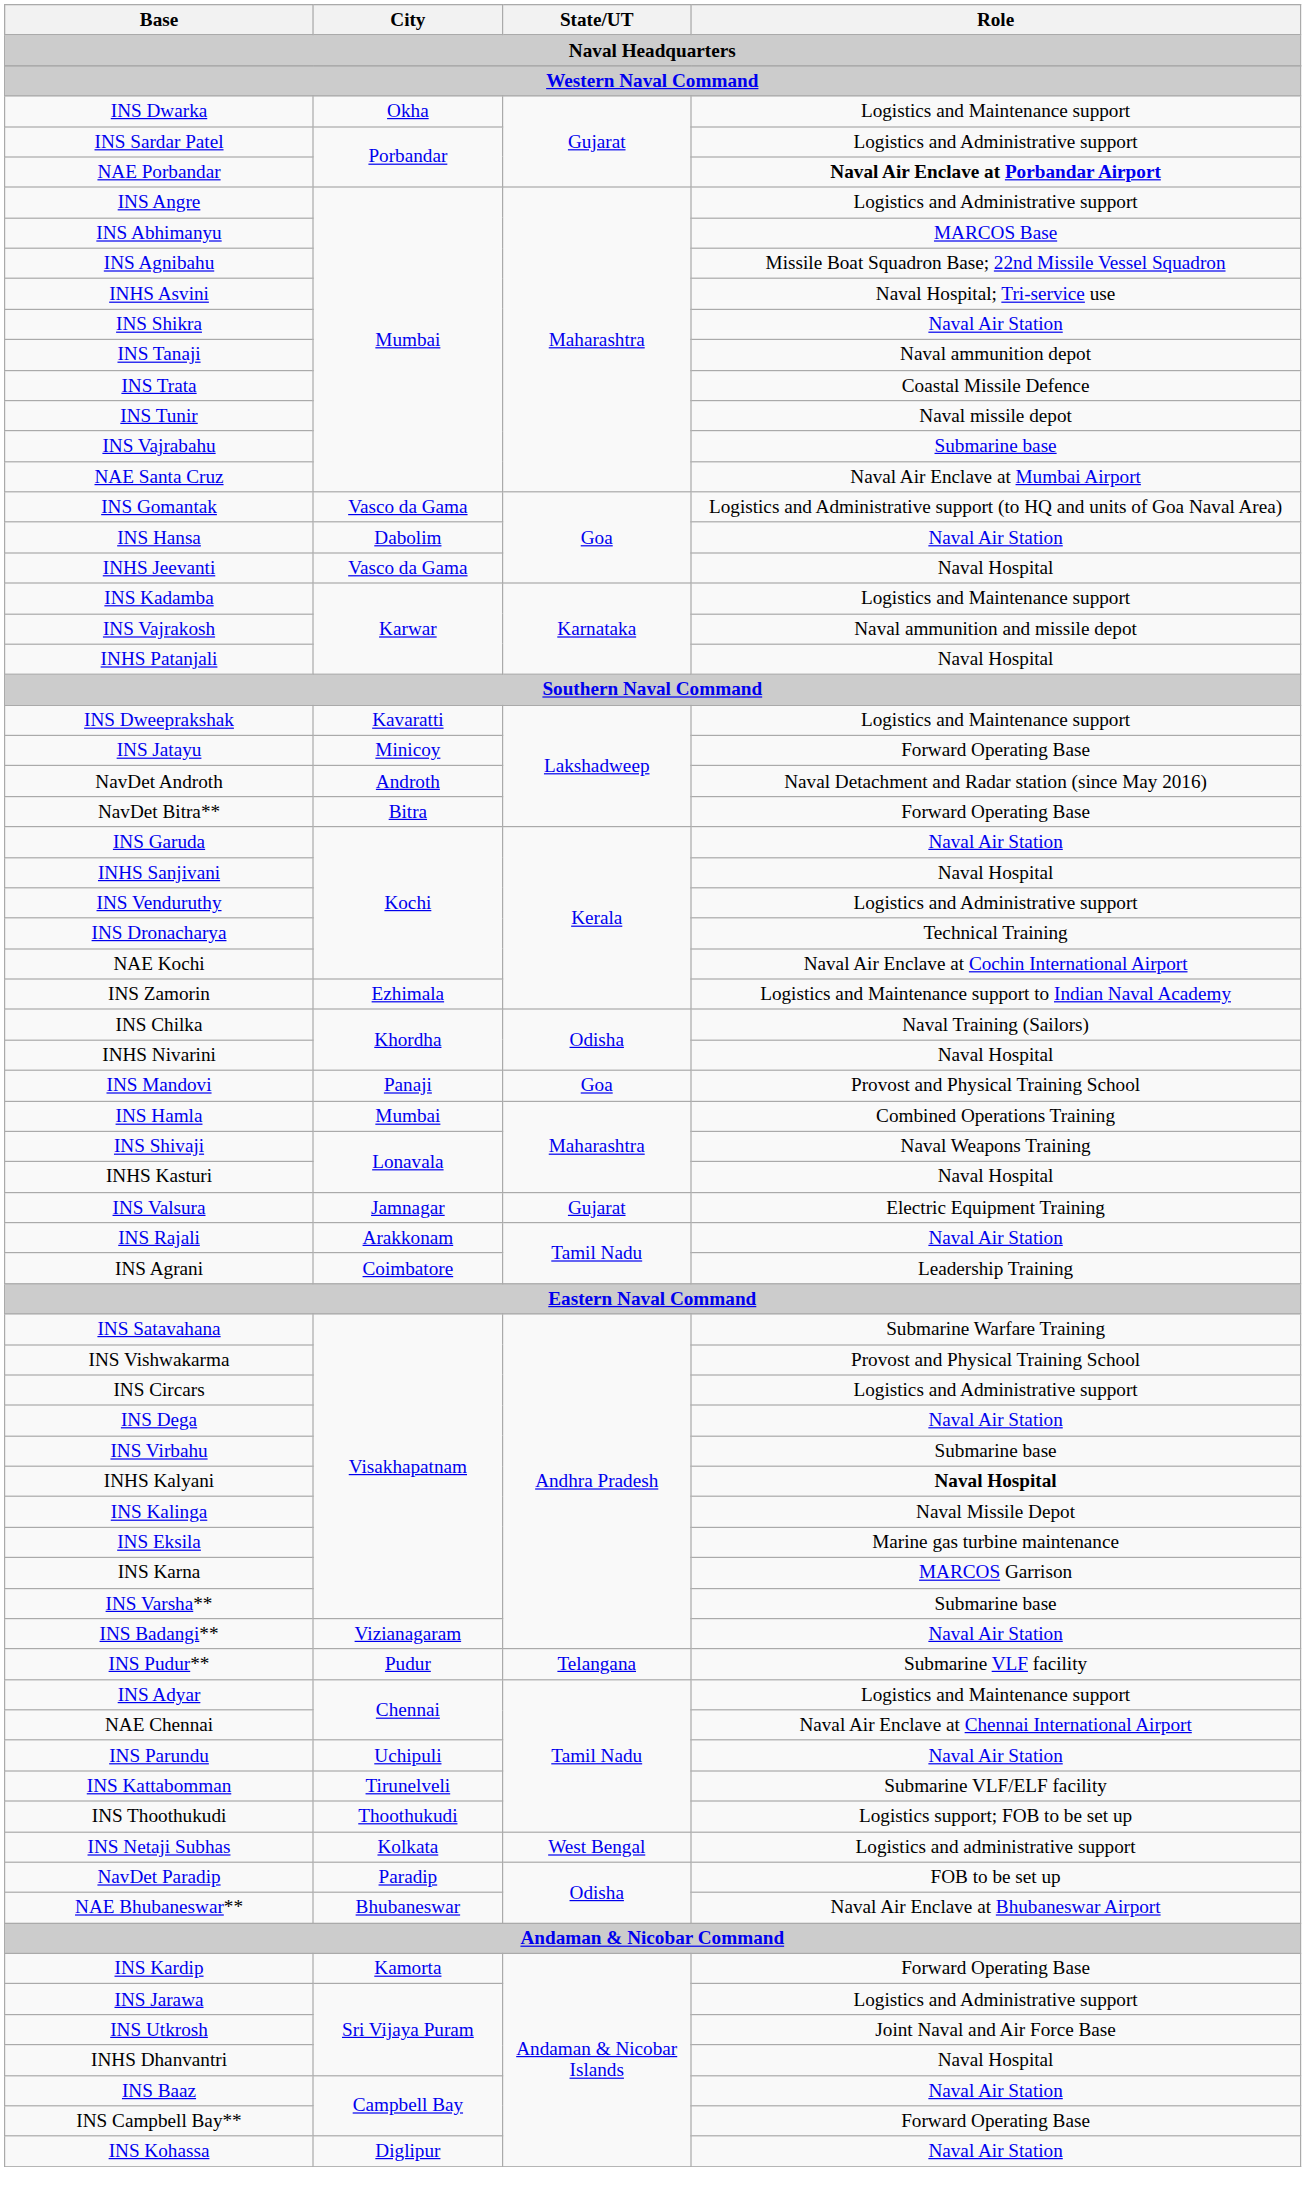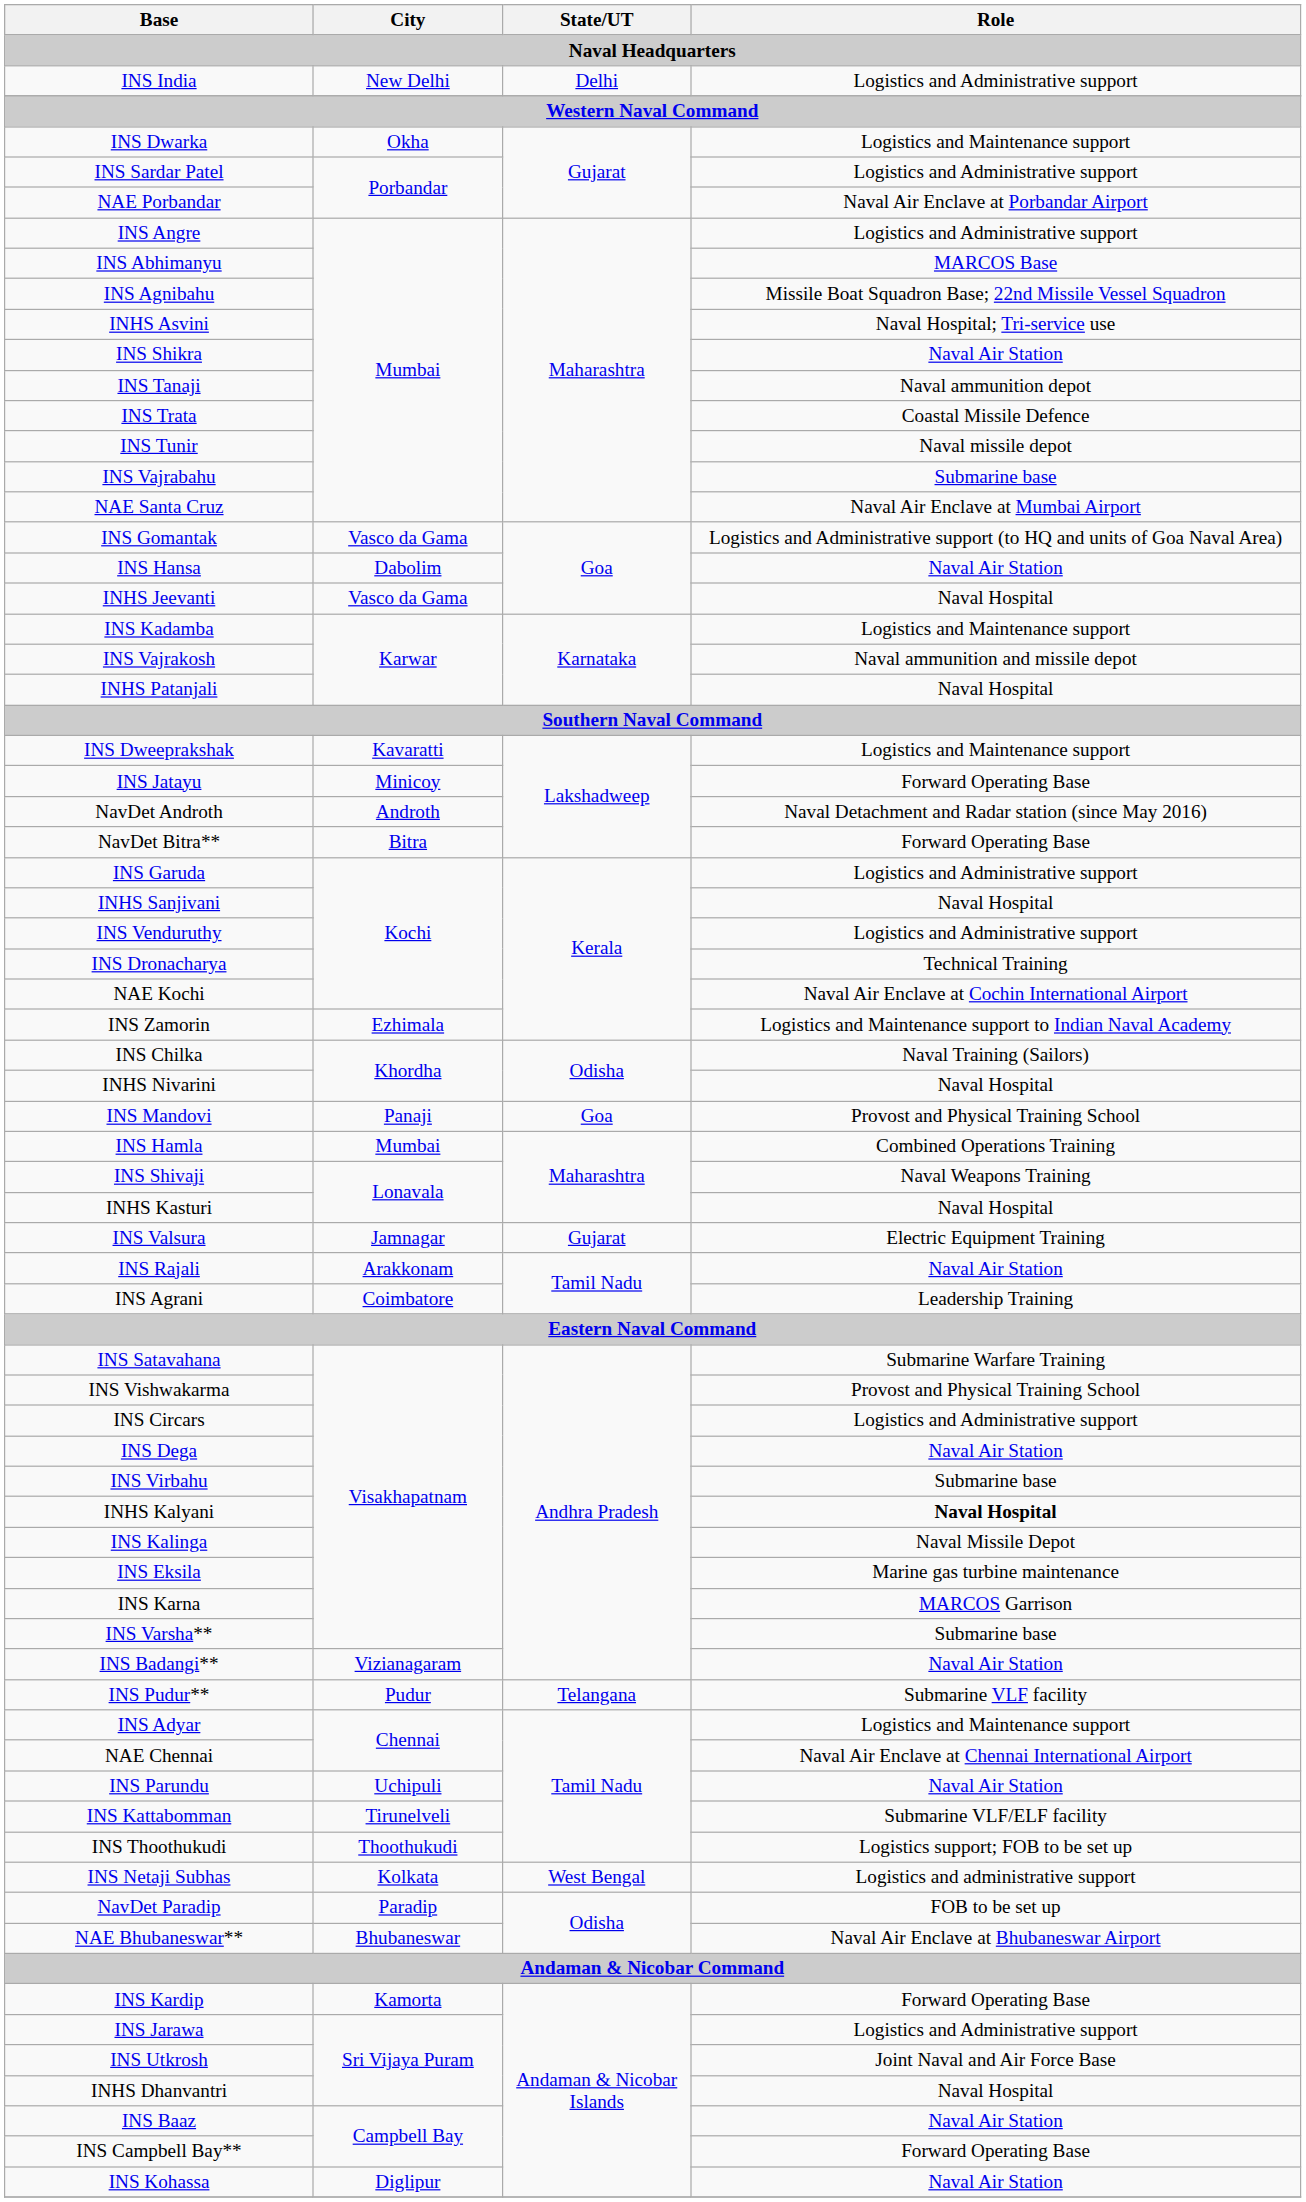+ row: (159, 80)
(996, 171) bold -> (996, 202) normal
(996, 841) Naval Air Station -> (996, 872) Logistics and Administrative support
